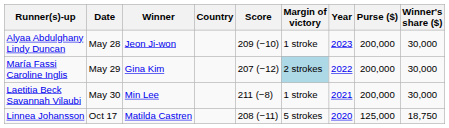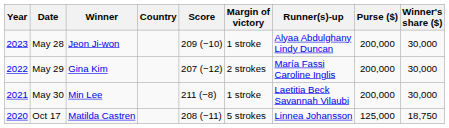columns swapped: (342, 17) <-> (45, 17)
(303, 69) lightblue background -> (246, 69) no background
